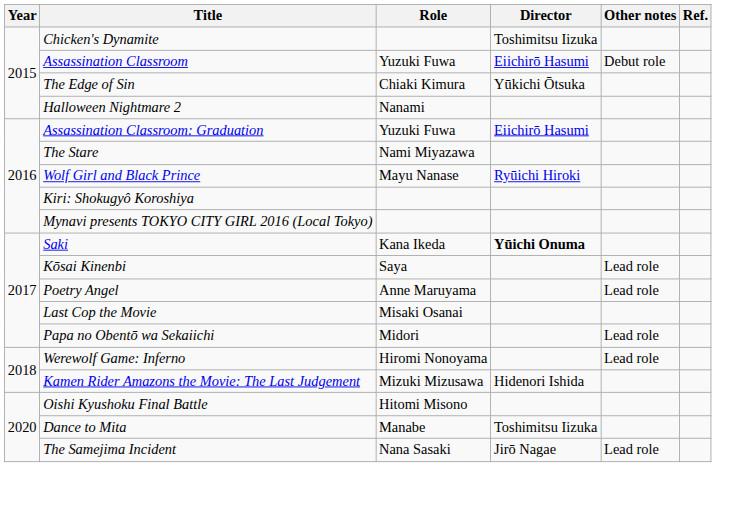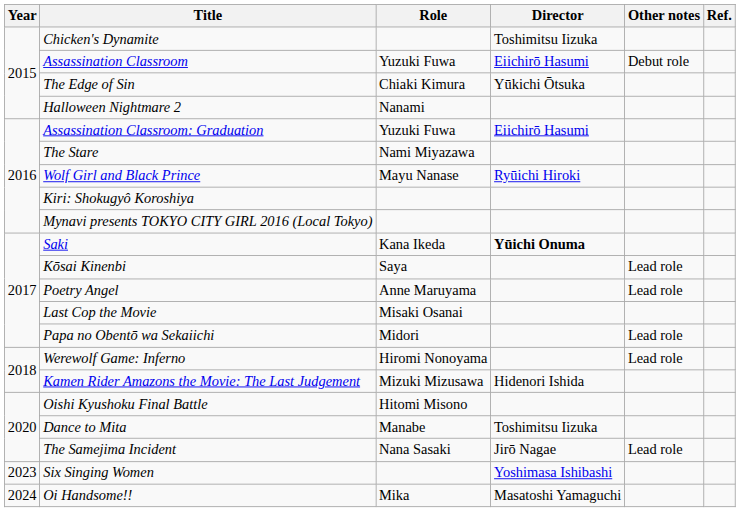+ row: (99, 472)
+ row: (88, 495)
